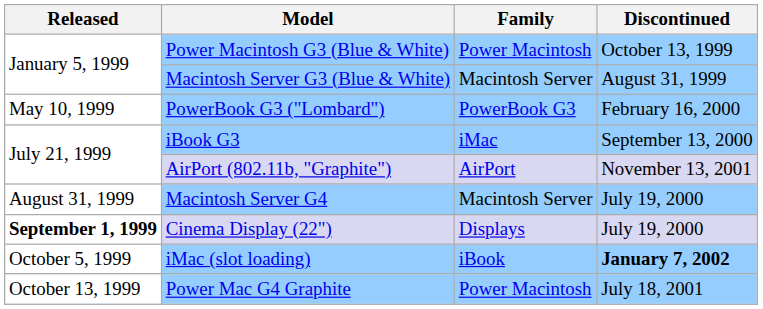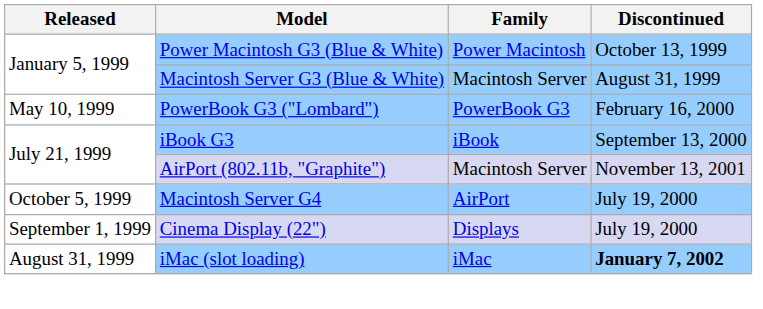(478, 139) iMac -> (476, 139) iBook
(487, 169) AirPort -> (520, 169) Macintosh Server
(72, 199) August 31, 1999 -> (70, 199) October 5, 1999
(526, 199) Macintosh Server -> (481, 199) AirPort
(83, 229) bold -> (80, 229) normal
(70, 259) October 5, 1999 -> (72, 259) August 31, 1999
(482, 259) iBook -> (472, 259) iMac
- row: (258, 288)
